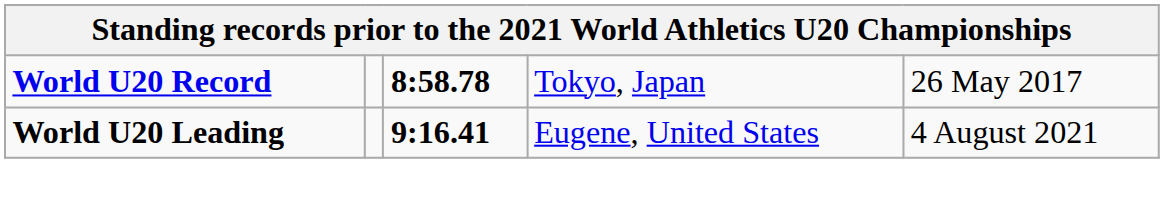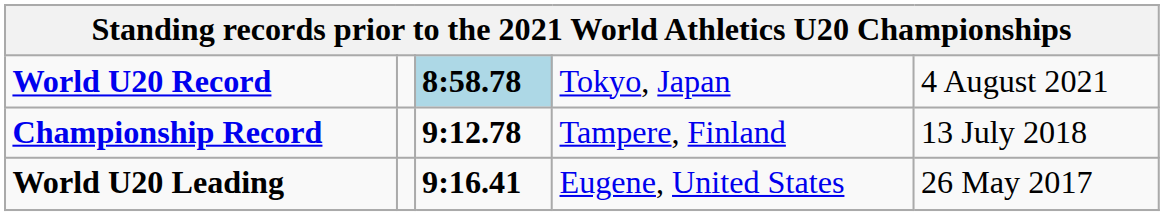(441, 81) no background -> (472, 81) lightblue background
(997, 81) 26 May 2017 -> (1015, 81) 4 August 2021
+ row: (167, 132)
(1005, 132) 4 August 2021 -> (1007, 183) 26 May 2017
